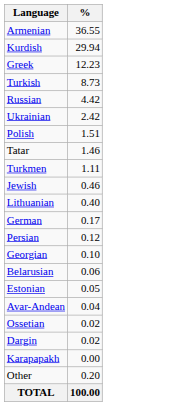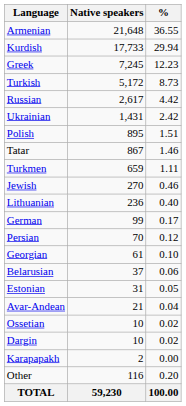+ column: (107, 13)
